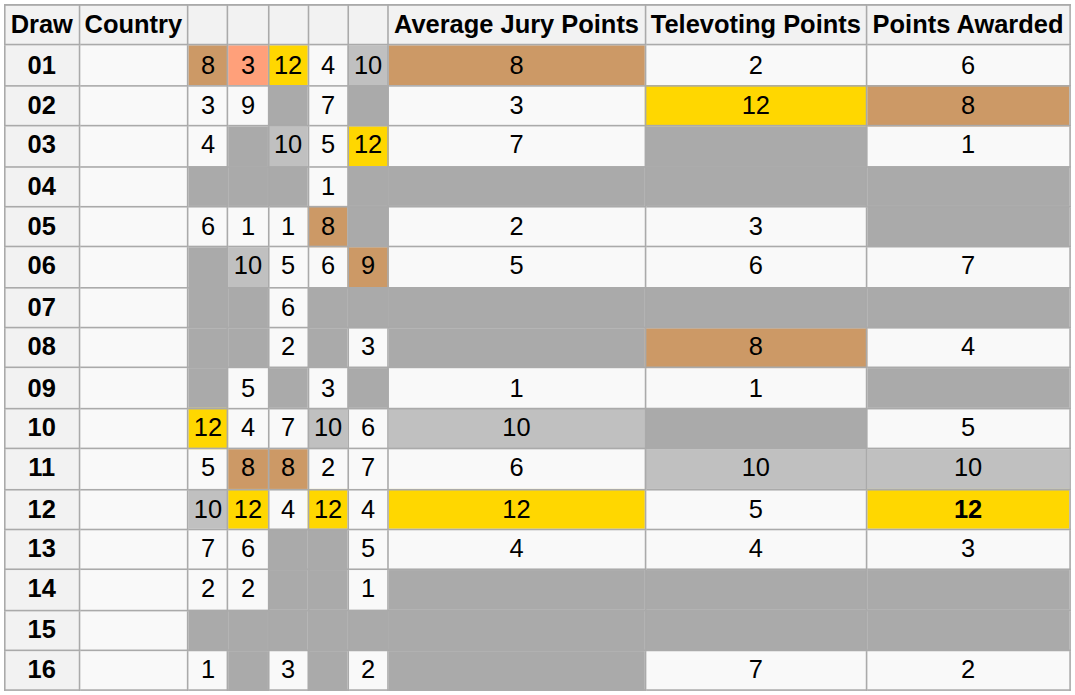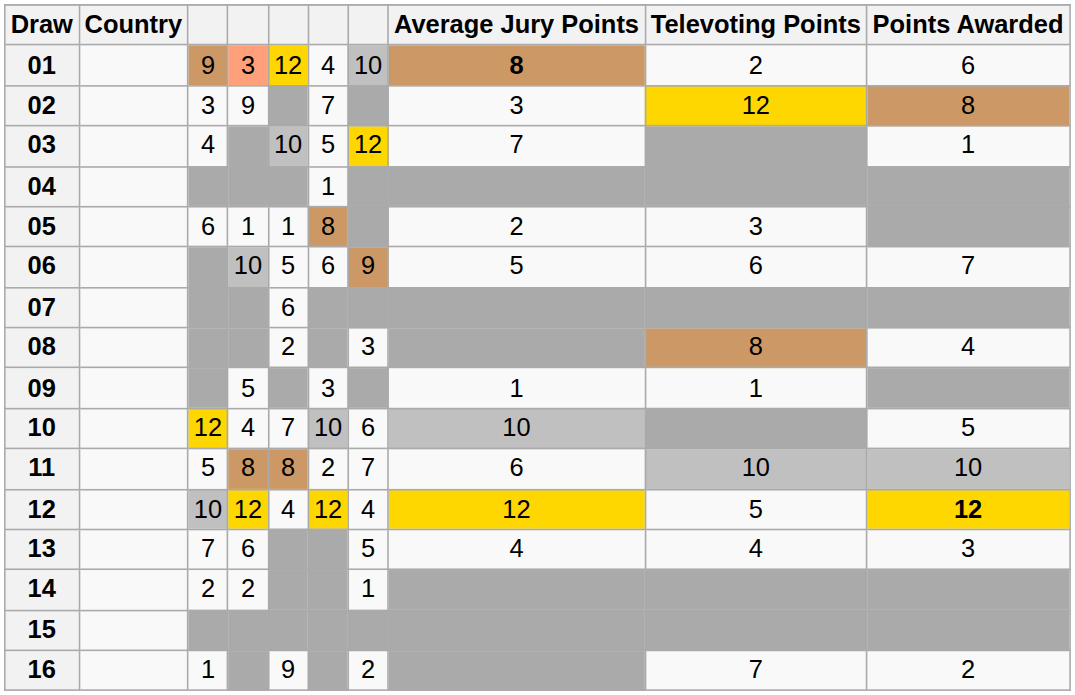(208, 65) 8 -> (208, 65) 9
(516, 65) normal -> (516, 65) bold
(288, 670) 3 -> (288, 670) 9
